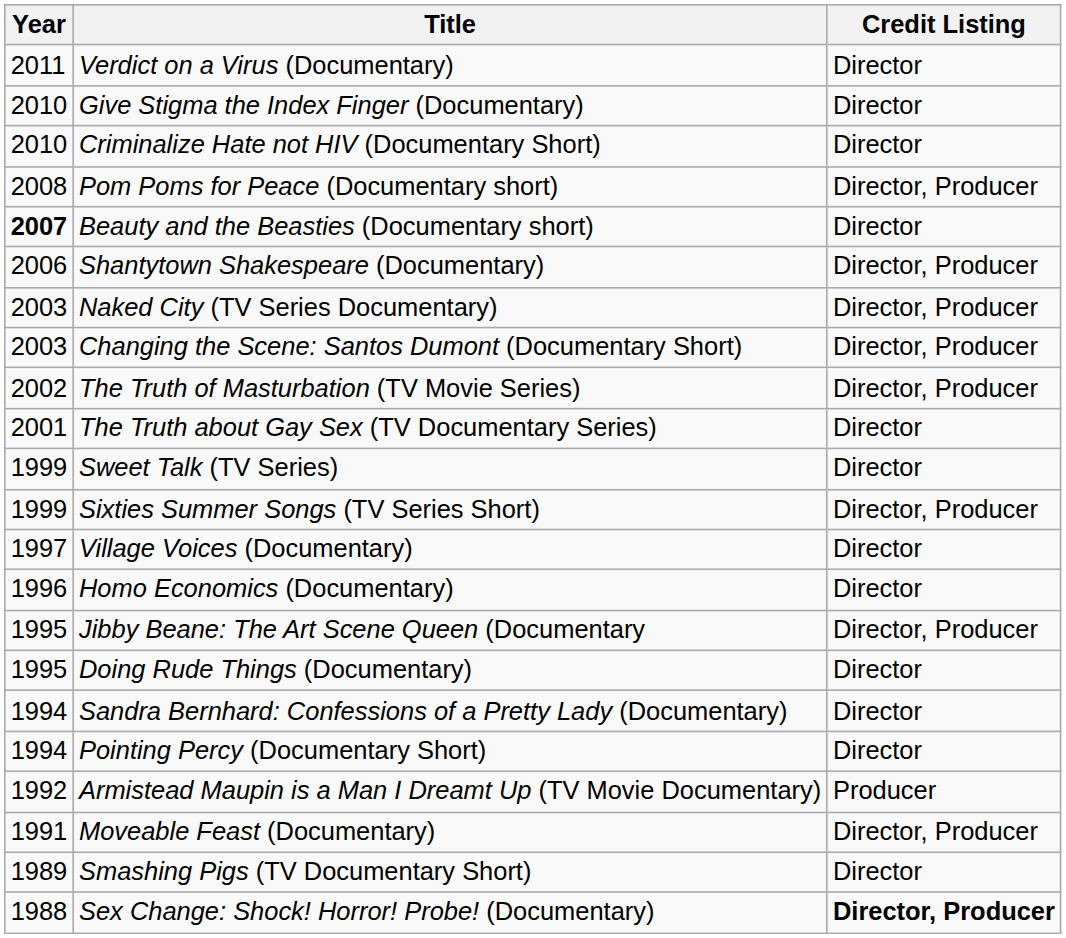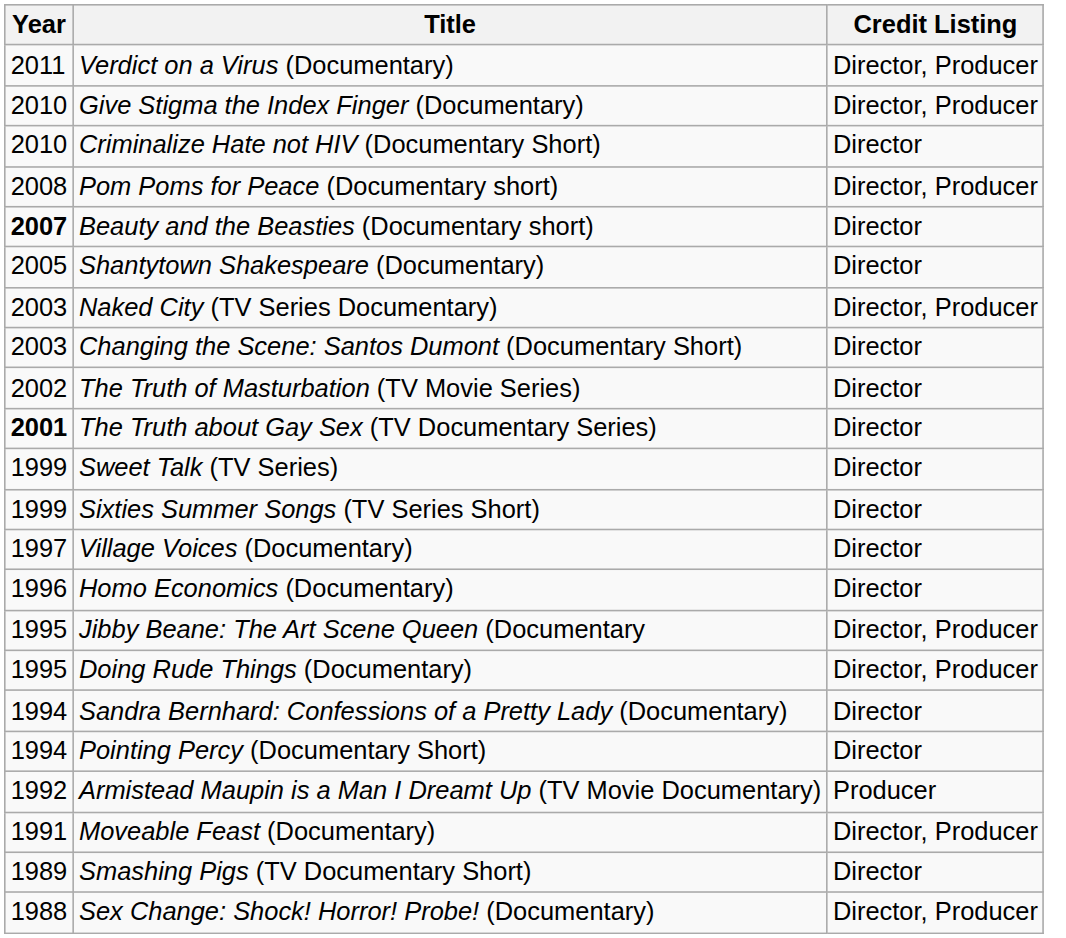(877, 65) Director -> (935, 65) Director, Producer
(877, 105) Director -> (935, 105) Director, Producer
(39, 266) 2006 -> (39, 266) 2005
(935, 266) Director, Producer -> (877, 266) Director
(935, 347) Director, Producer -> (877, 347) Director
(935, 387) Director, Producer -> (877, 387) Director
(39, 428) normal -> (39, 428) bold
(935, 508) Director, Producer -> (877, 508) Director
(877, 670) Director -> (935, 670) Director, Producer
(944, 912) bold -> (935, 912) normal
